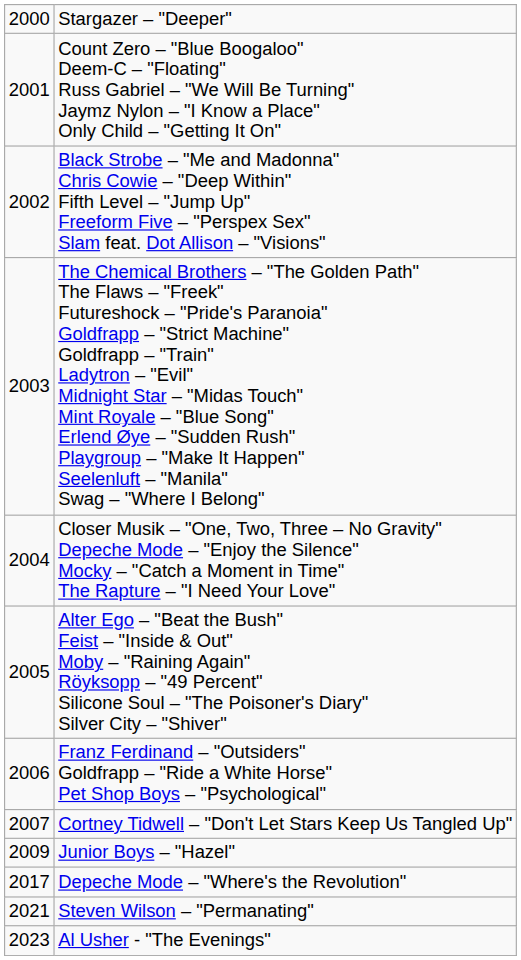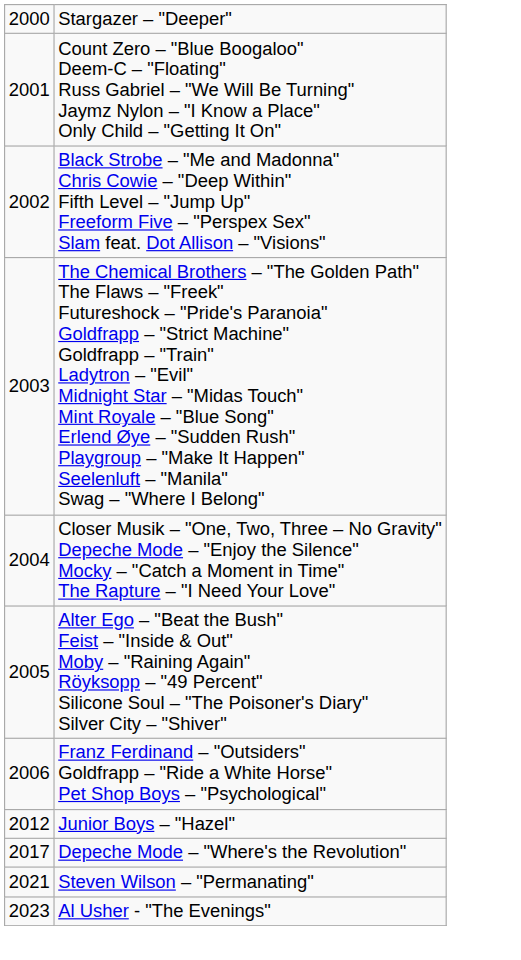- row: (285, 823)
(29, 852) 2009 -> (29, 823) 2012
